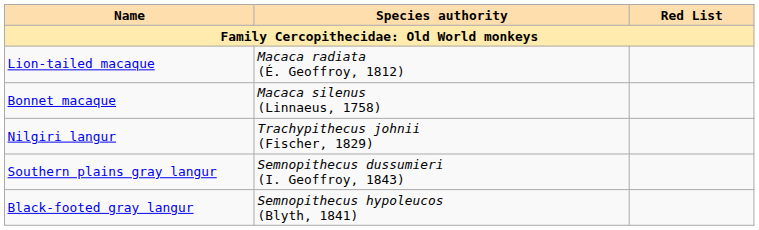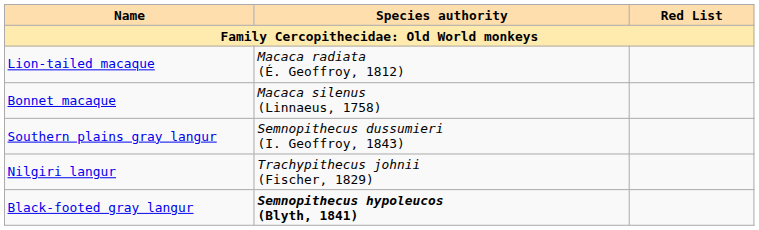rows swapped: (62, 136) <-> (112, 172)
(350, 208) normal -> (350, 208) bold
